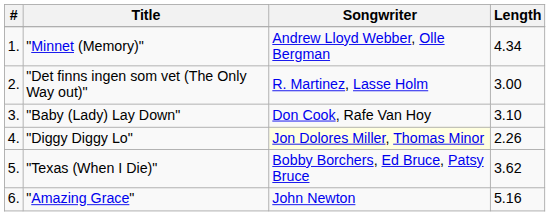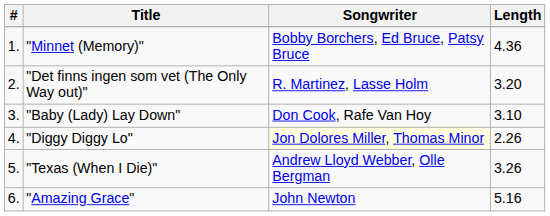(358, 46) Andrew Lloyd Webber, Olle Bergman -> (378, 46) Bobby Borchers, Ed Bruce, Patsy Bruce
(508, 46) 4.34 -> (508, 46) 4.36
(508, 84) 3.00 -> (508, 84) 3.20
(378, 168) Bobby Borchers, Ed Bruce, Patsy Bruce -> (358, 168) Andrew Lloyd Webber, Olle Bergman
(508, 168) 3.62 -> (508, 168) 3.26
